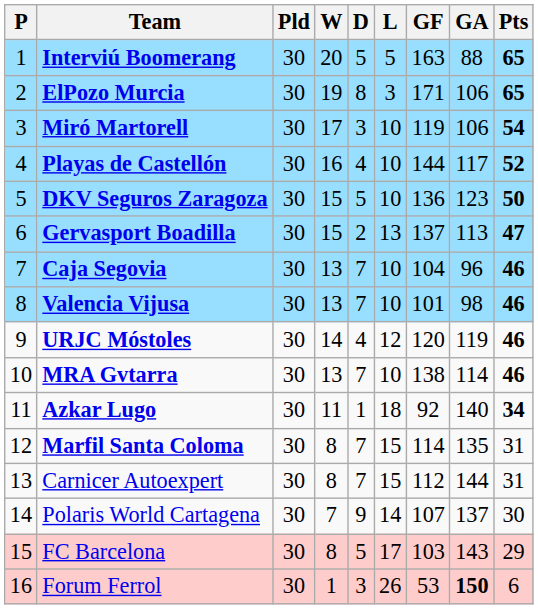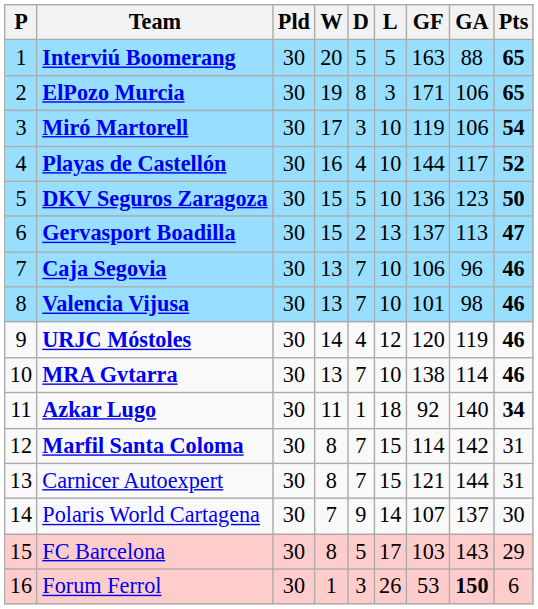(428, 269) 104 -> (428, 269) 106
(472, 445) 135 -> (472, 445) 142
(428, 480) 112 -> (428, 480) 121
